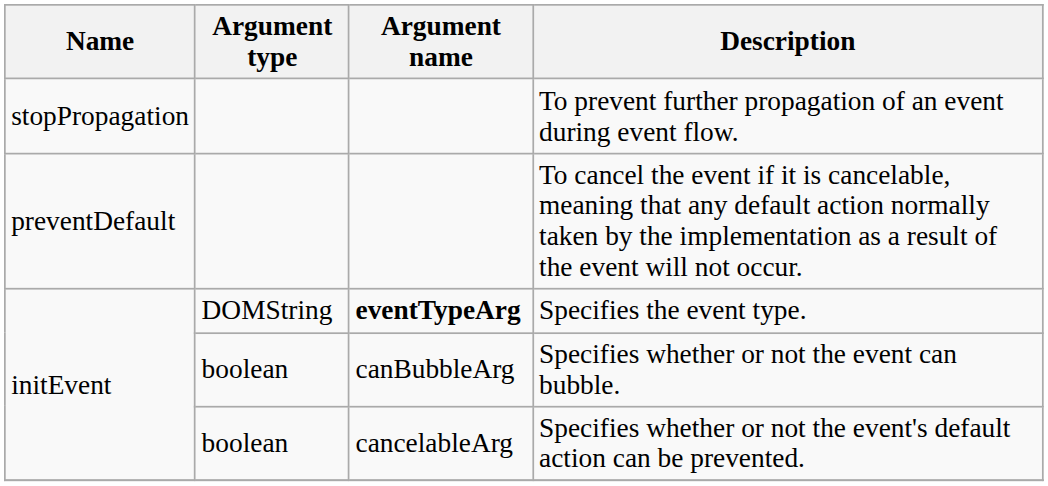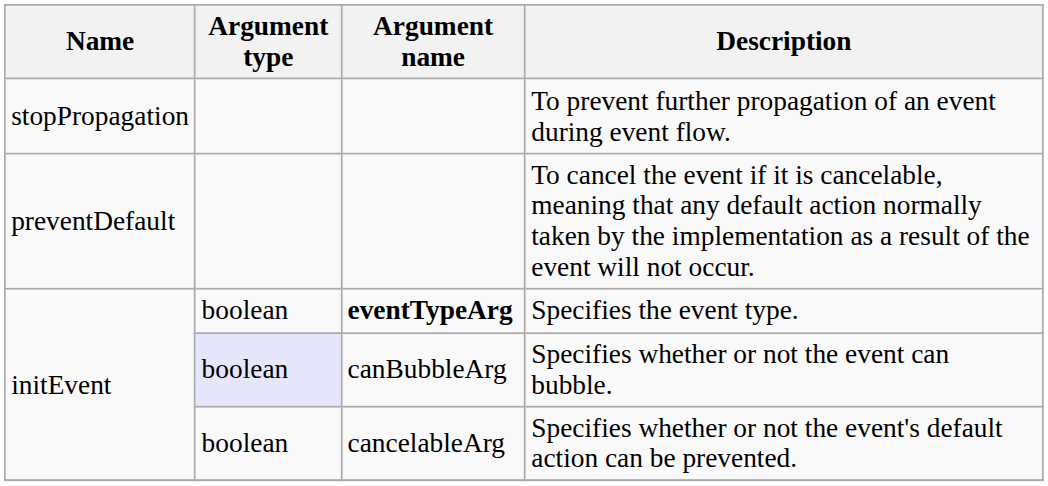(267, 310) DOMString -> (245, 310) boolean
(245, 369) no background -> (245, 369) lavender background
